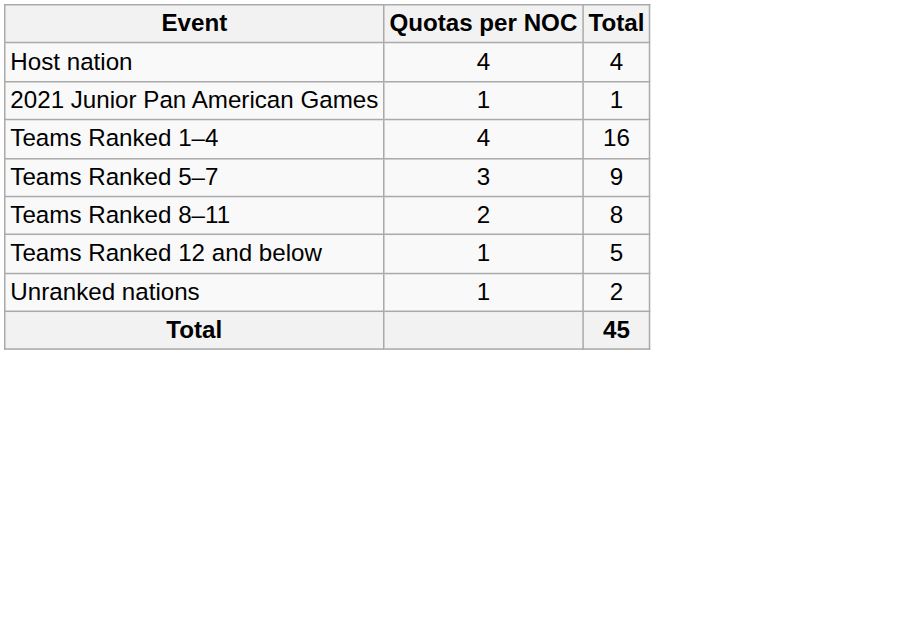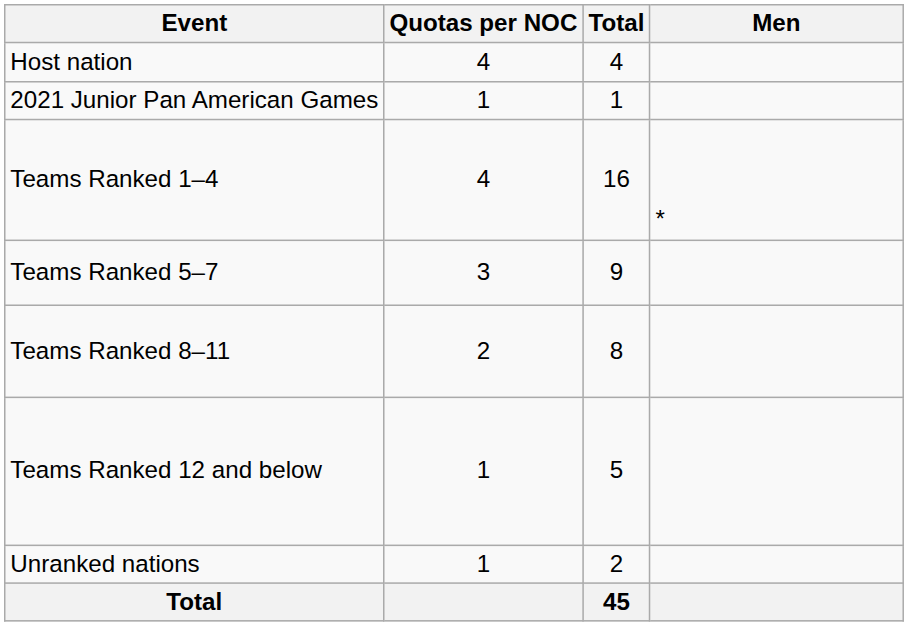+ column: (776, 23)
